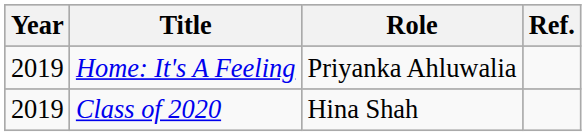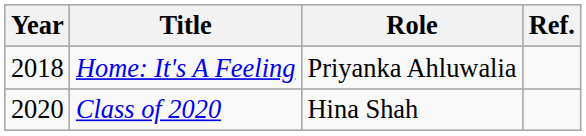(37, 67) 2019 -> (37, 67) 2018
(37, 109) 2019 -> (37, 109) 2020
